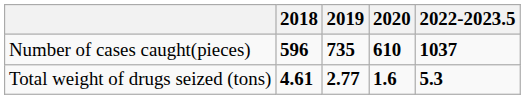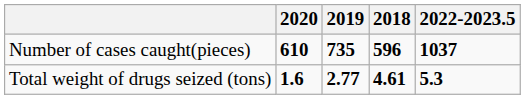columns swapped: (299, 19) <-> (392, 19)
